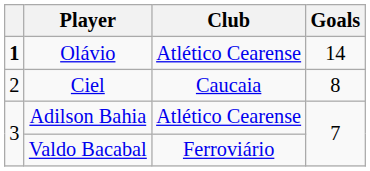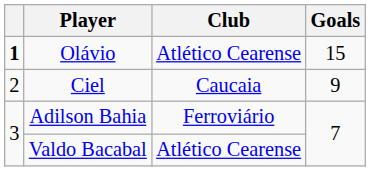(335, 52) 14 -> (335, 52) 15
(335, 85) 8 -> (335, 85) 9
(229, 117) Atlético Cearense -> (229, 117) Ferroviário
(229, 149) Ferroviário -> (229, 149) Atlético Cearense
